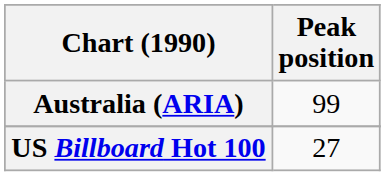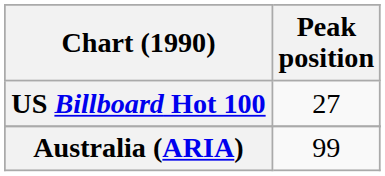rows swapped: (138, 103) <-> (139, 147)
